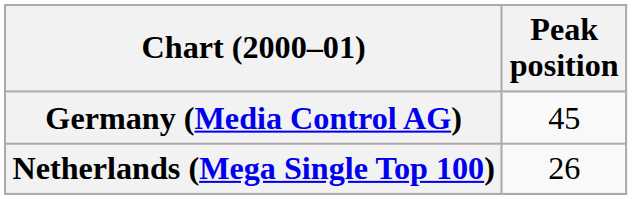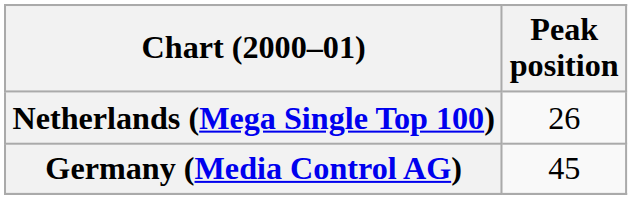rows swapped: (254, 117) <-> (254, 168)
